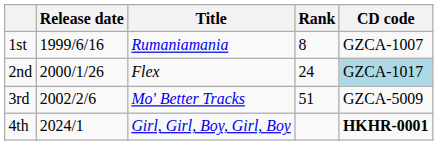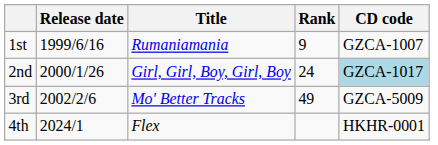(302, 45) 8 -> (302, 45) 9
(145, 72) Flex -> (211, 72) Girl, Girl, Boy, Girl, Boy
(306, 99) 51 -> (306, 99) 49
(211, 126) Girl, Girl, Boy, Girl, Boy -> (145, 126) Flex
(386, 126) bold -> (384, 126) normal
